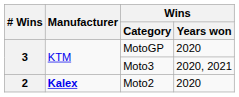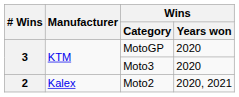(204, 66) 2020, 2021 -> (189, 66) 2020
(63, 84) bold -> (62, 84) normal
(189, 84) 2020 -> (204, 84) 2020, 2021
